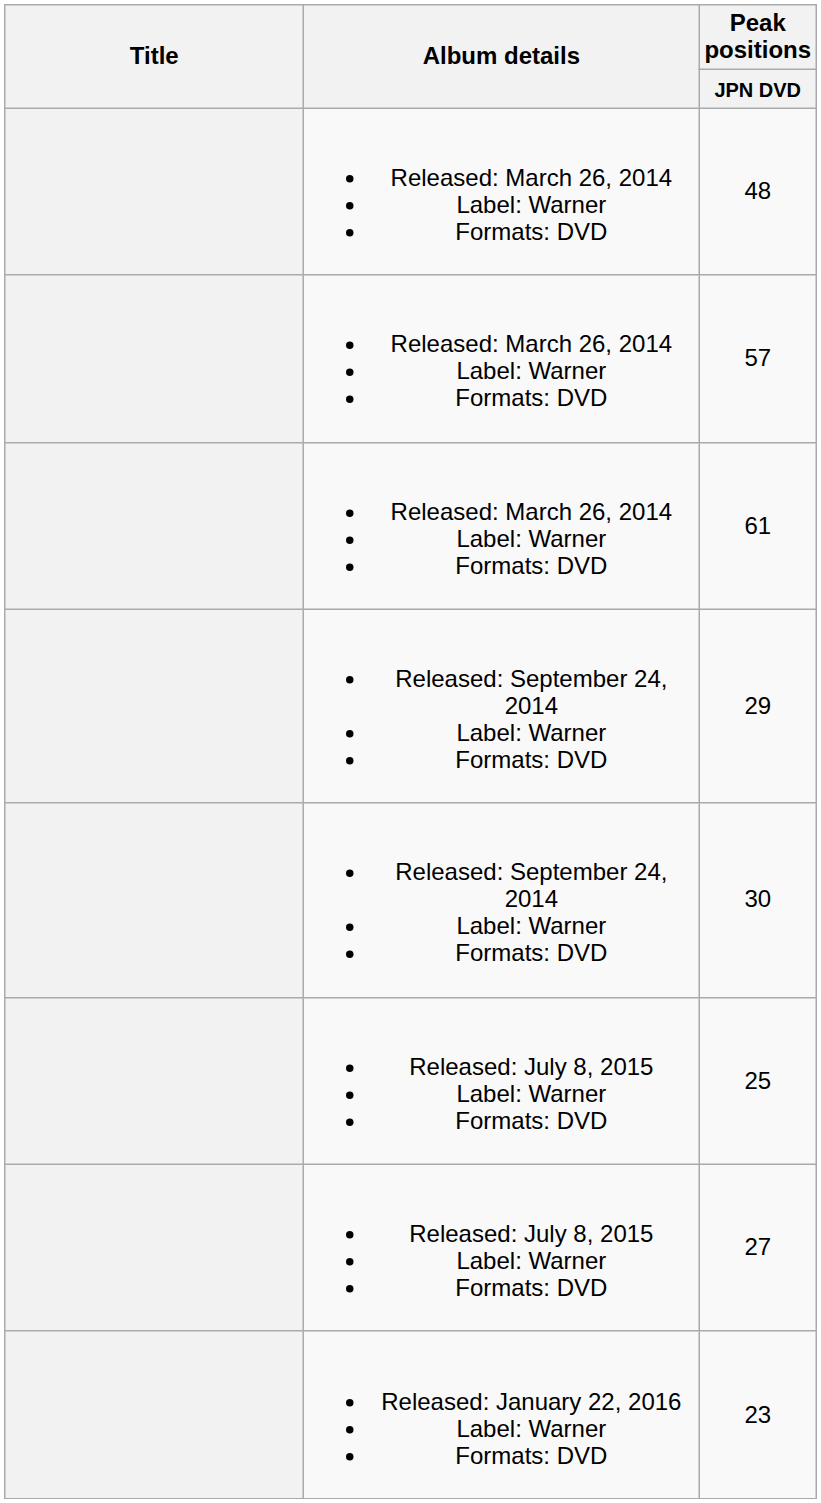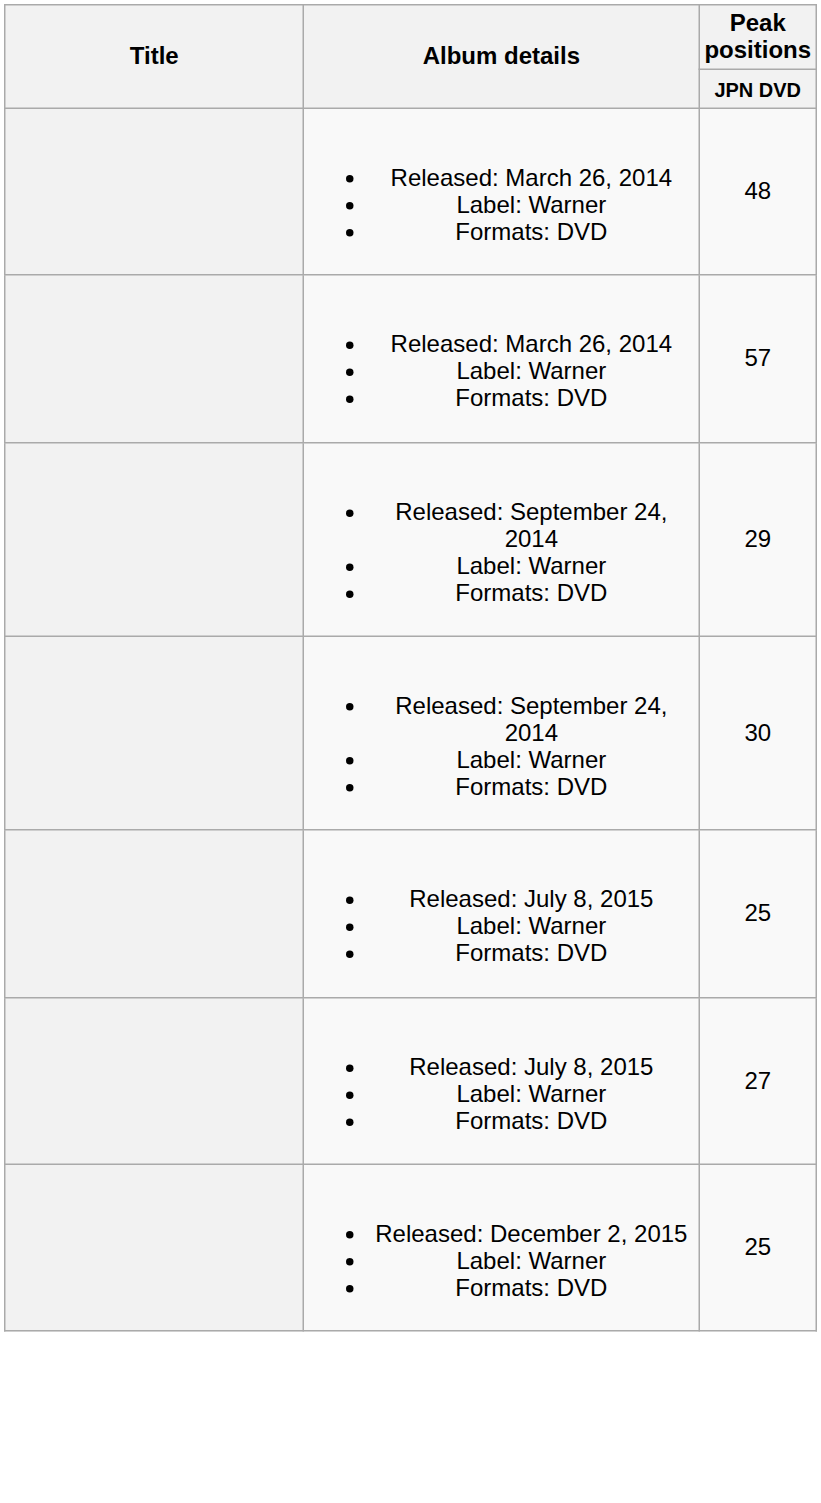- row: (501, 539)
+ row: (501, 1261)
- row: (501, 1428)
